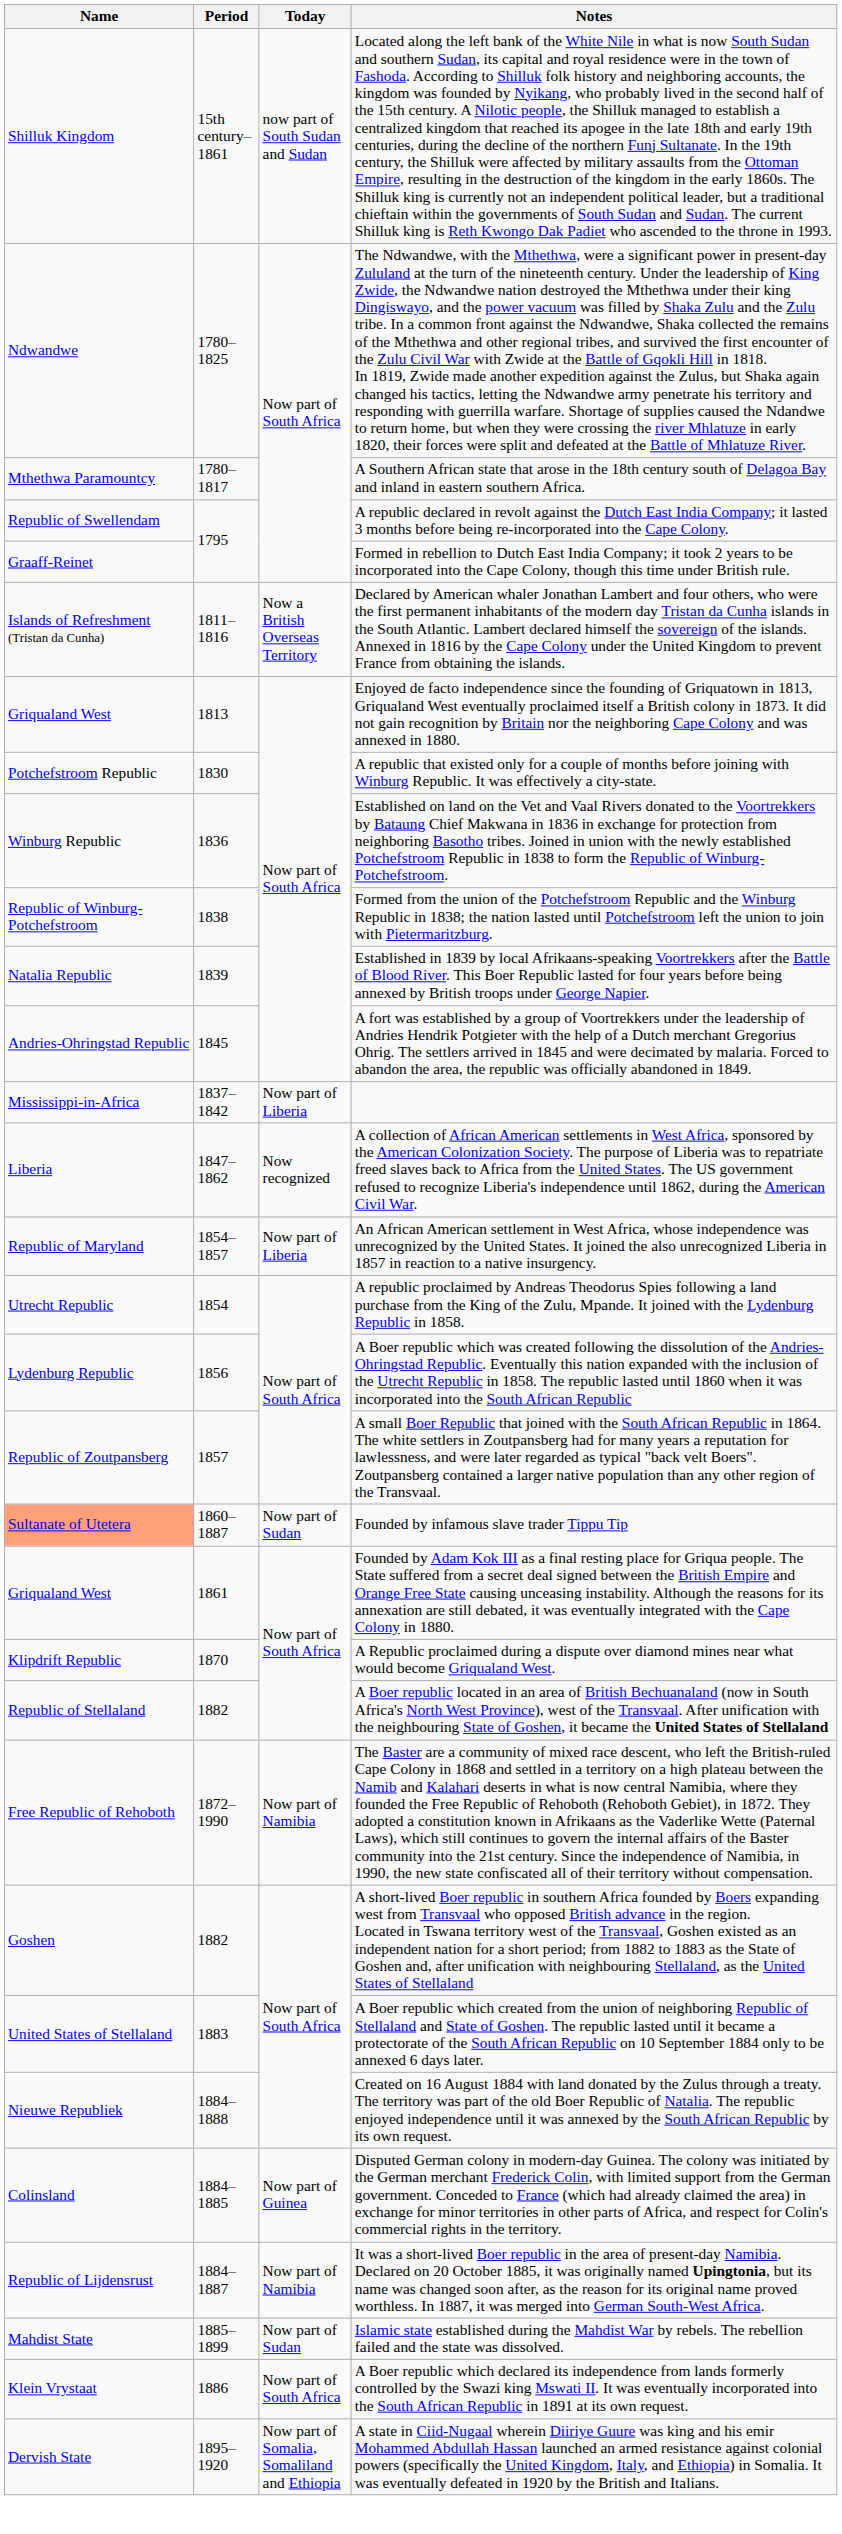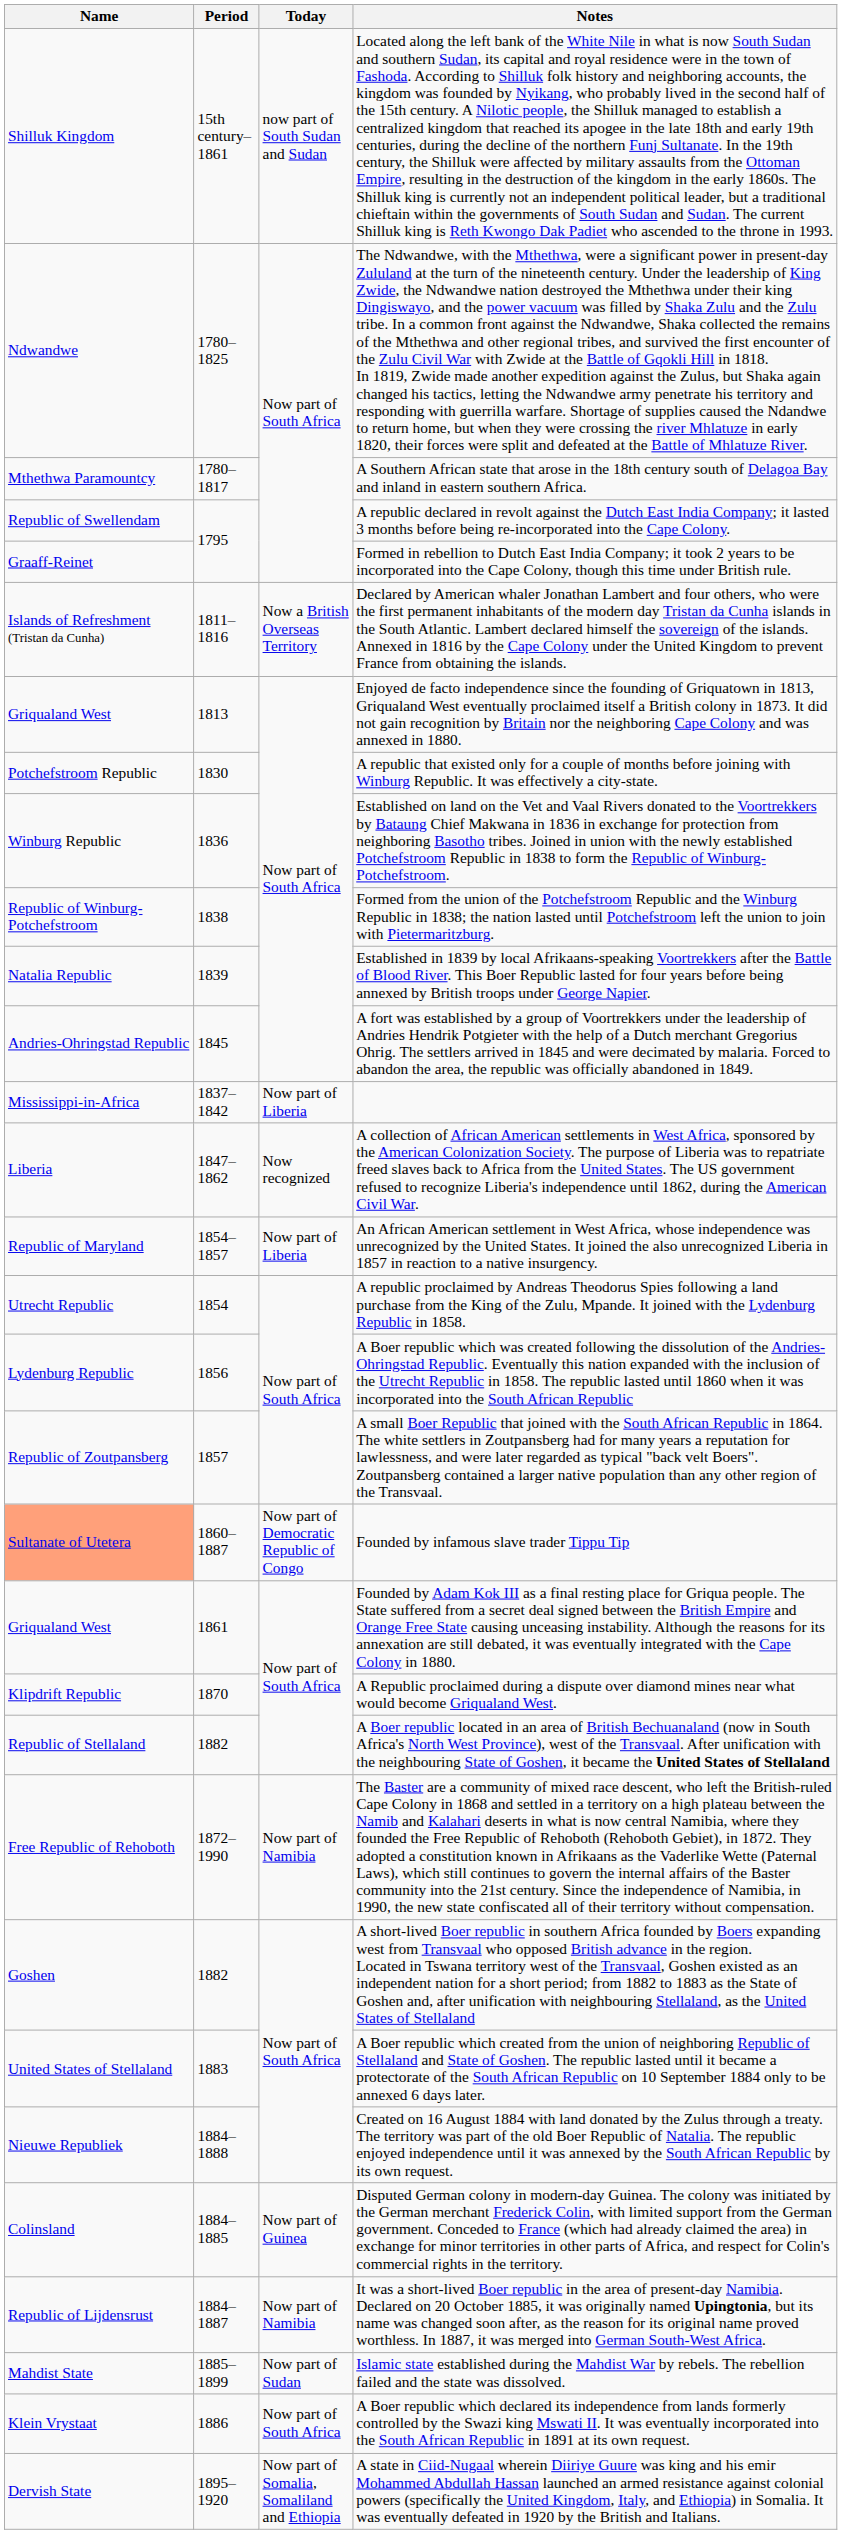(300, 1524) Now part of Sudan -> (300, 1542) Now part of Democratic Republic of Congo
